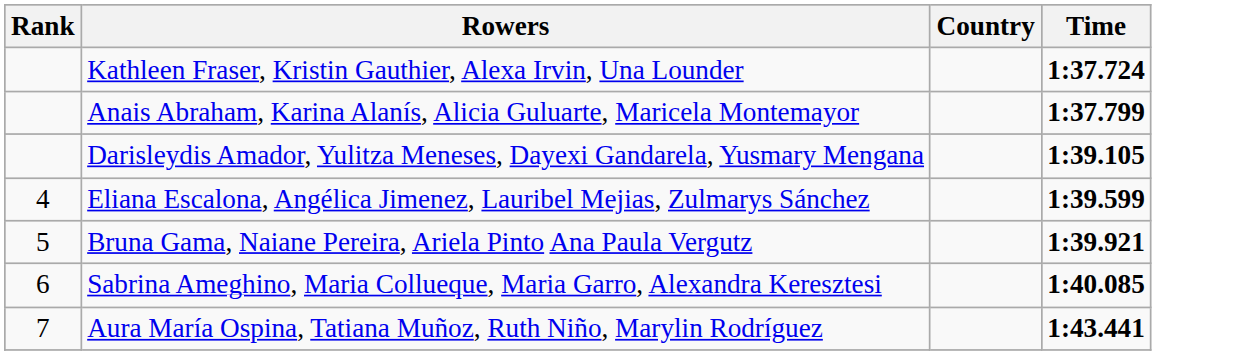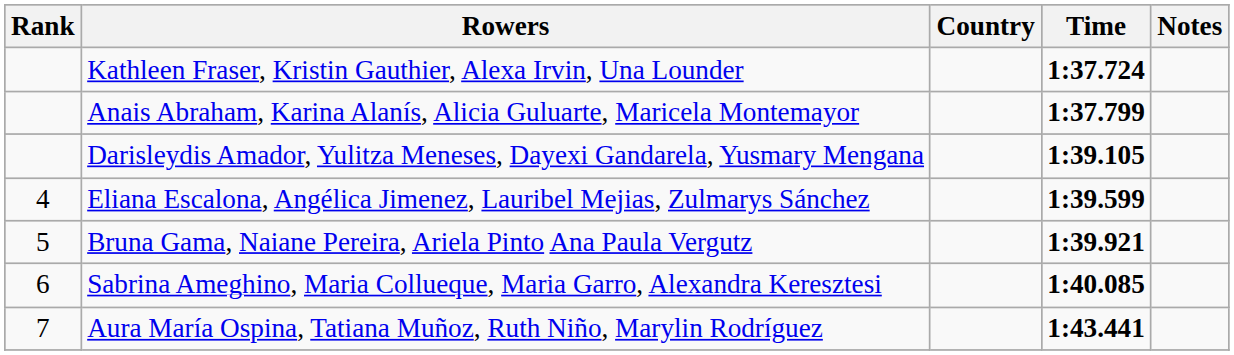+ column: (1190, 26)
